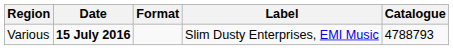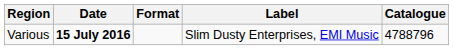(409, 34) 4788793 -> (409, 34) 4788796
